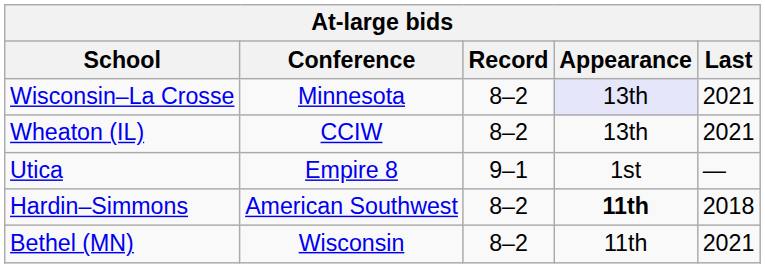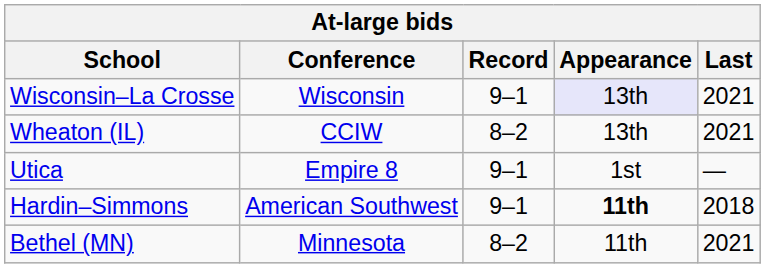(352, 96) Minnesota -> (352, 96) Wisconsin
(509, 96) 8–2 -> (509, 96) 9–1
(509, 206) 8–2 -> (509, 206) 9–1
(352, 243) Wisconsin -> (352, 243) Minnesota
